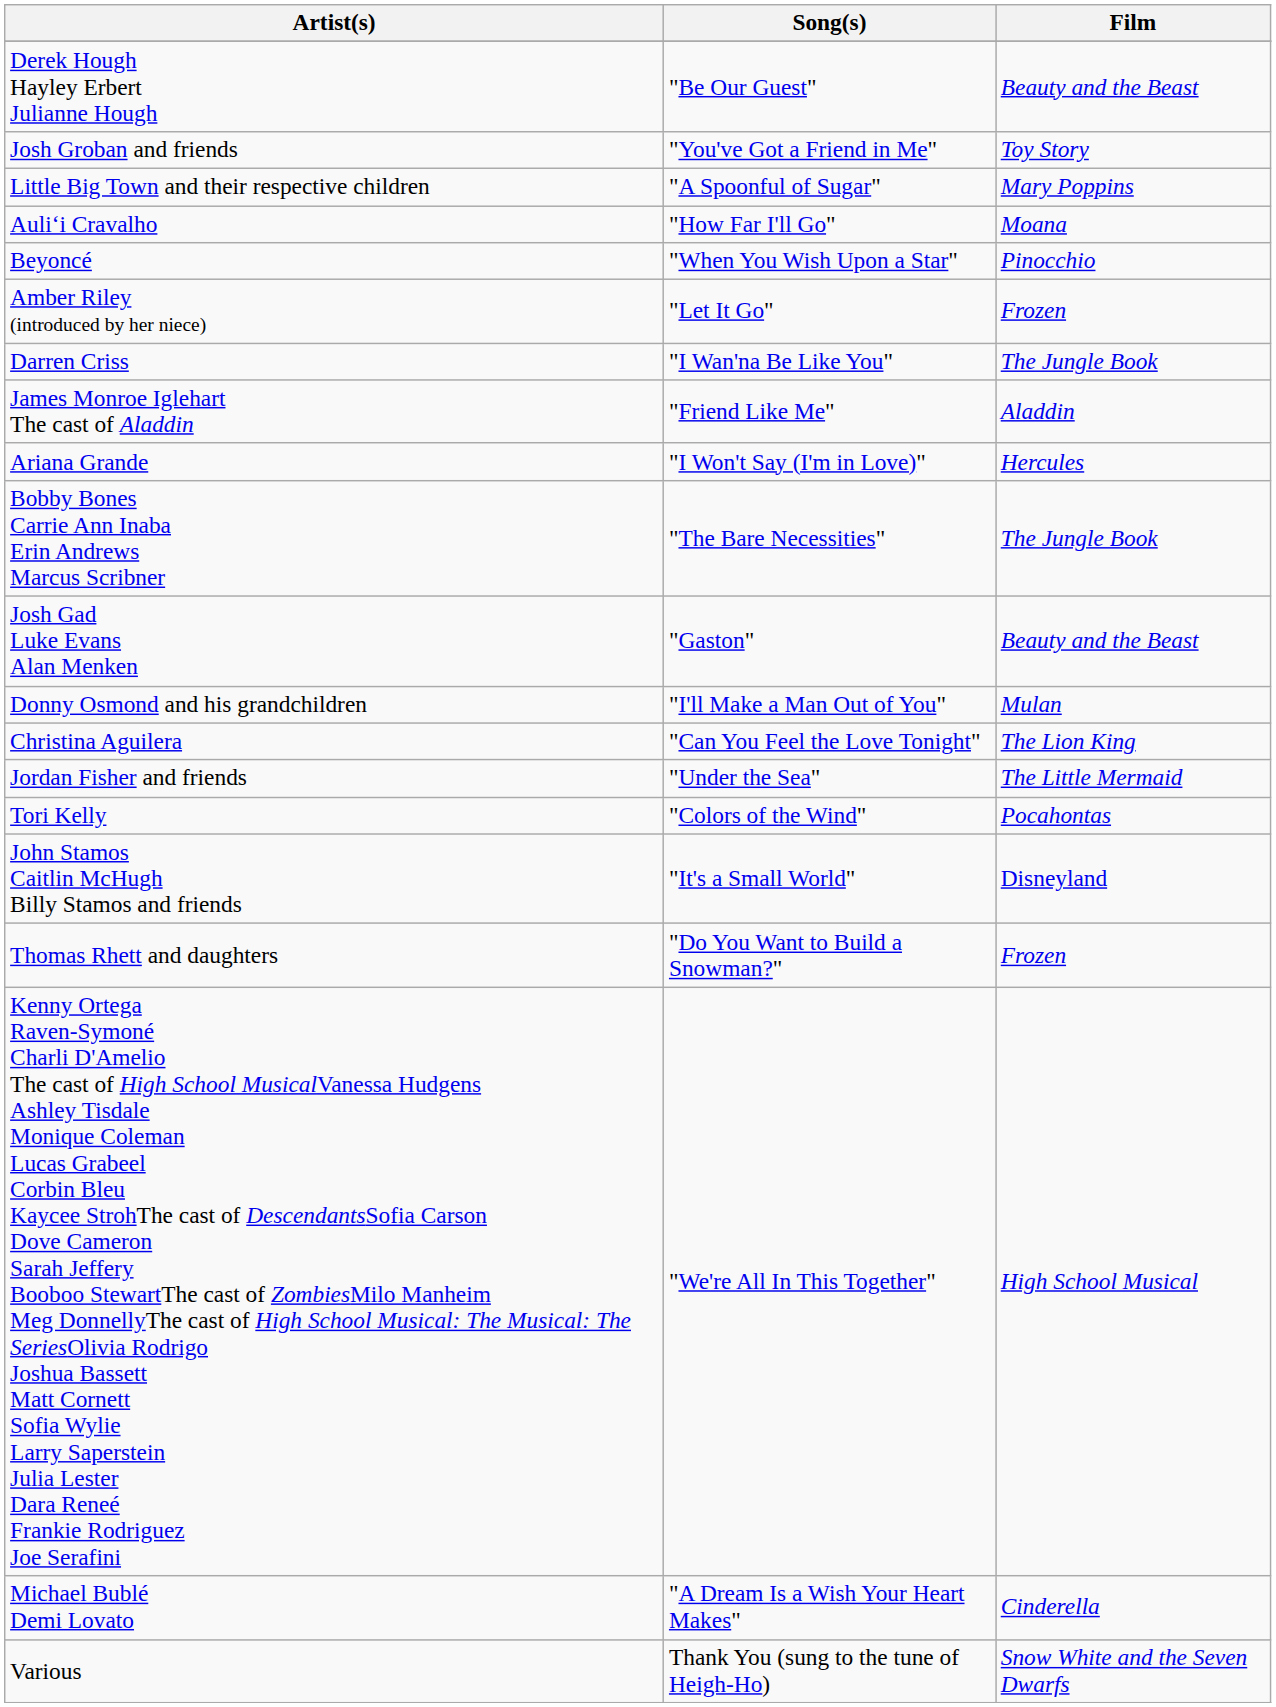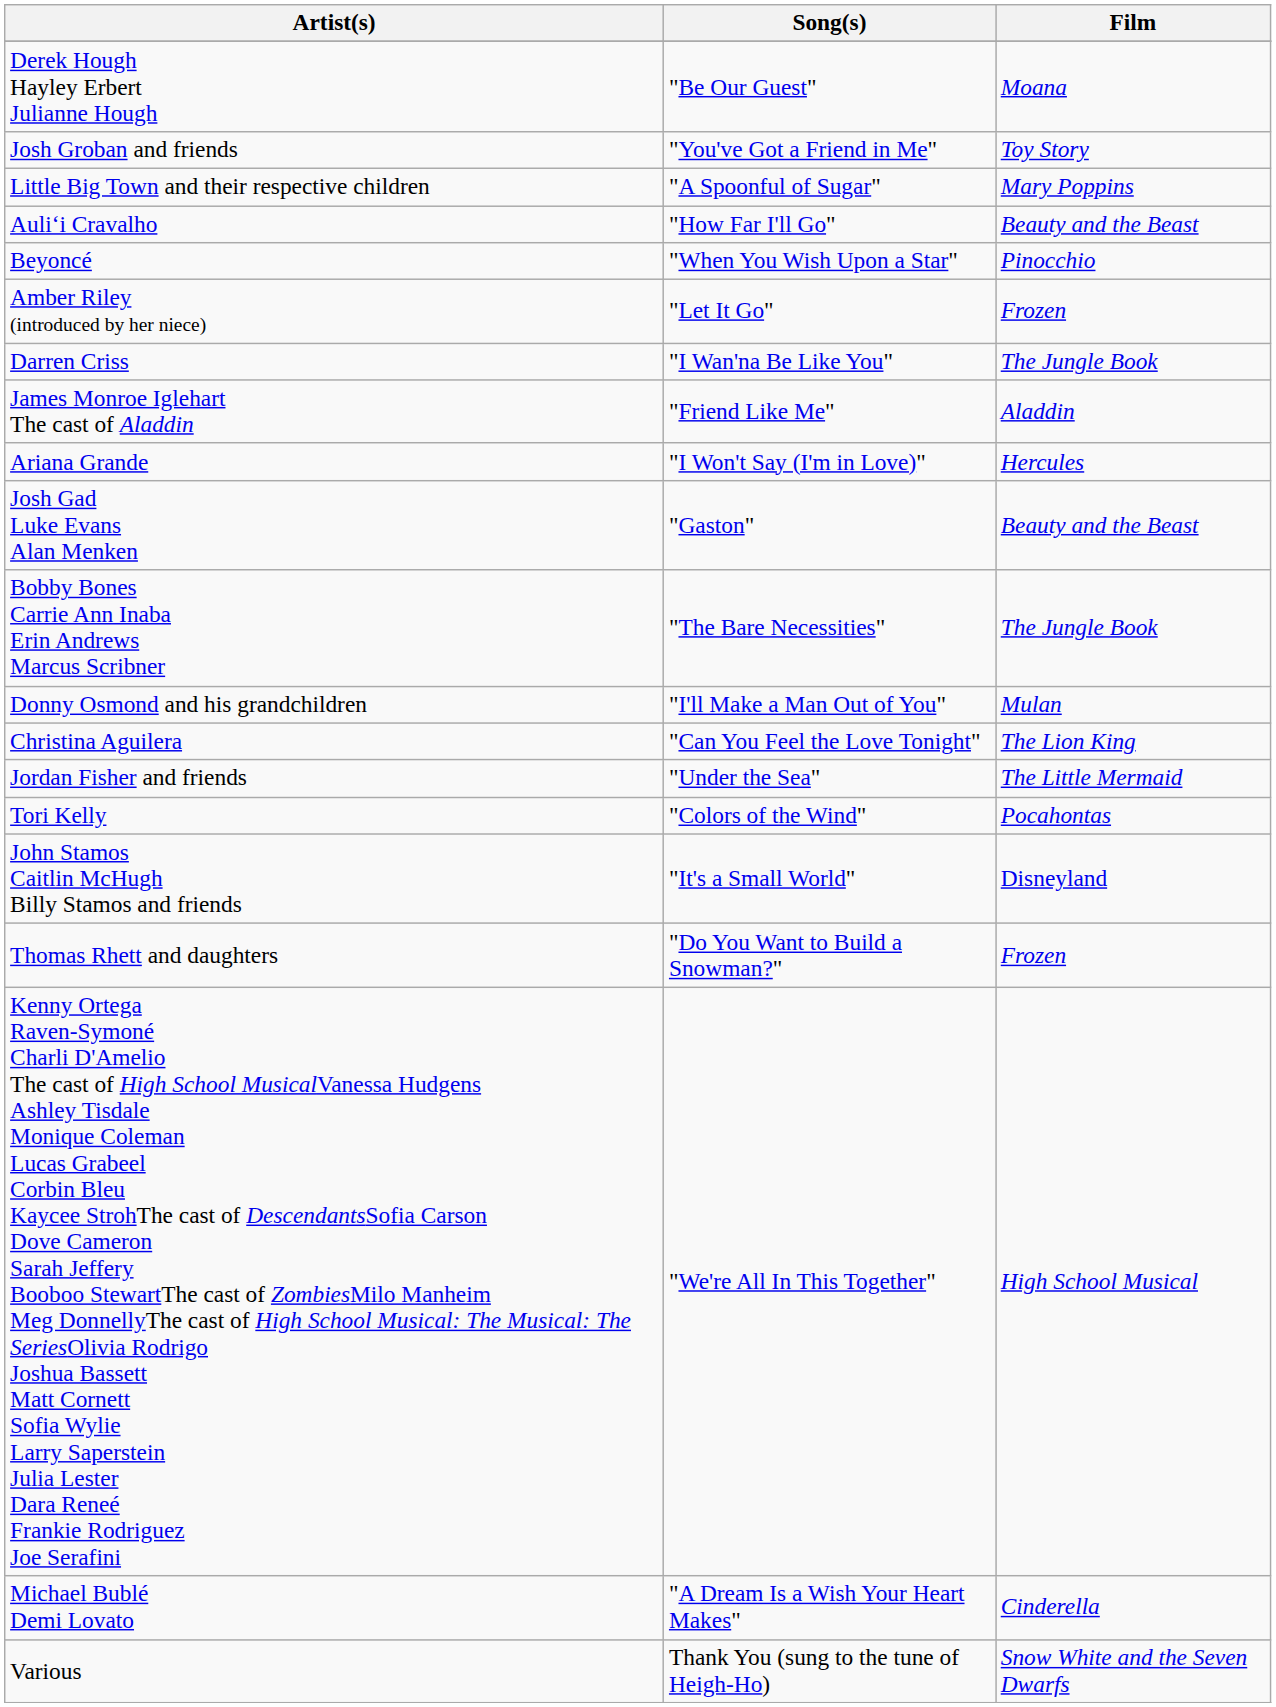(1100, 86) Beauty and the Beast -> (1034, 86) Moana
(1034, 223) Moana -> (1100, 223) Beauty and the Beast
rows swapped: (91, 538) <-> (74, 640)
